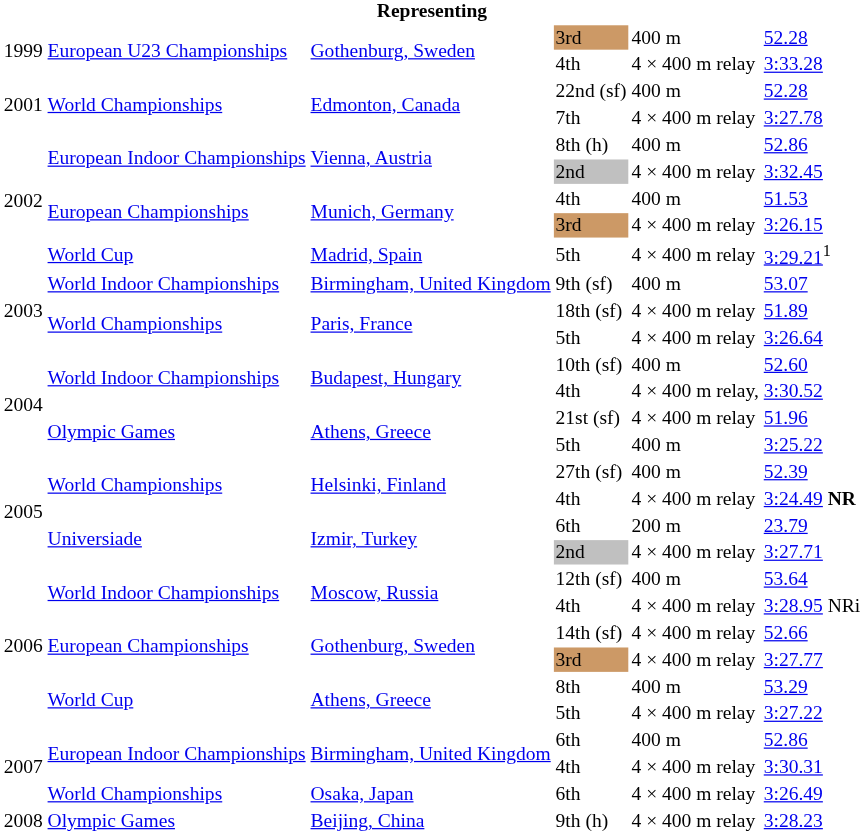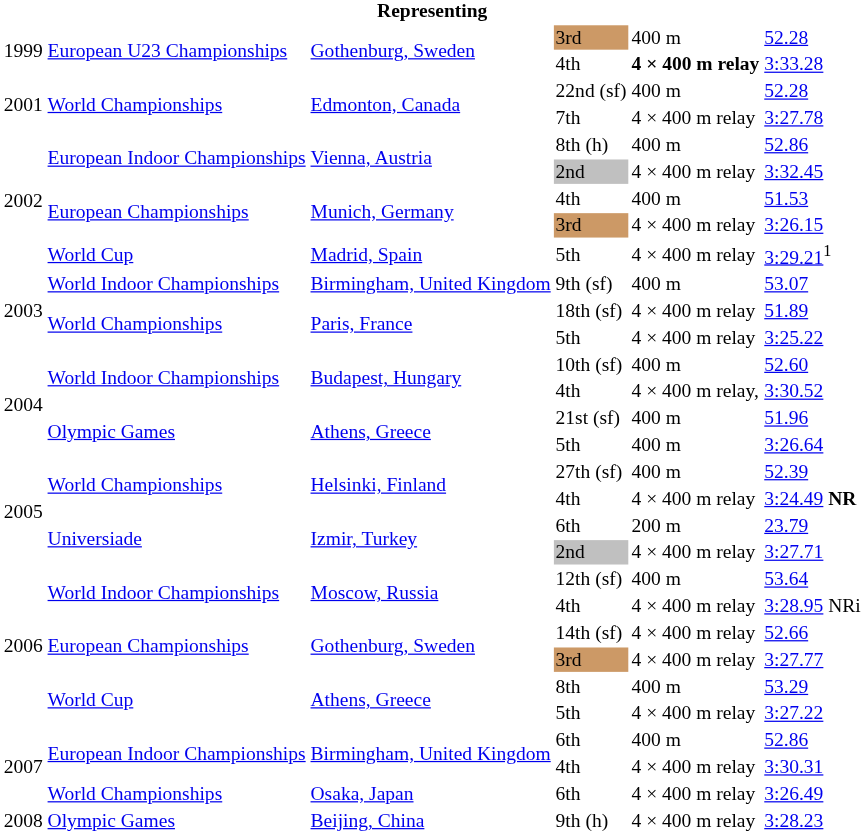(693, 64) normal -> (695, 64) bold
(793, 337) 3:26.64 -> (794, 337) 3:25.22
(693, 418) 4 × 400 m relay -> (656, 418) 400 m
(793, 445) 3:25.22 -> (794, 445) 3:26.64
